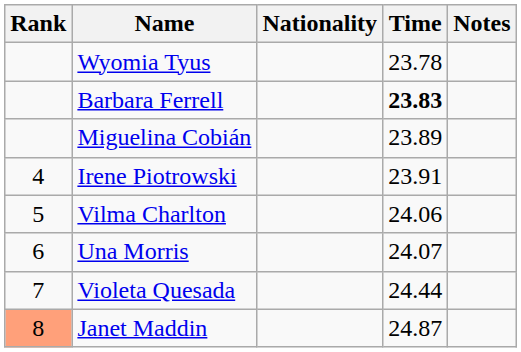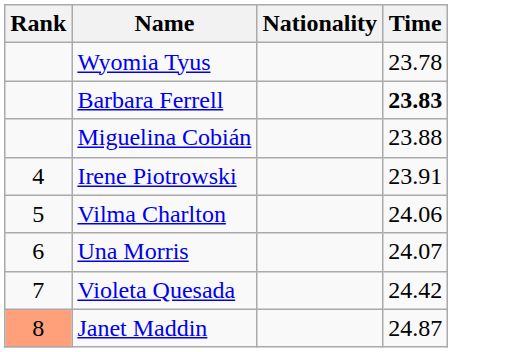- column: (482, 23)
(415, 137) 23.89 -> (415, 137) 23.88
(415, 289) 24.44 -> (415, 289) 24.42
